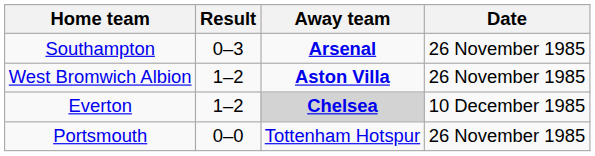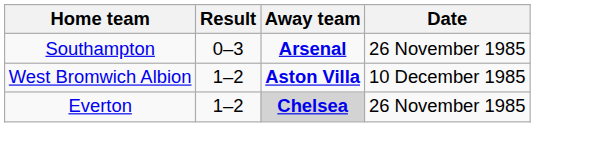(507, 77) 26 November 1985 -> (447, 77) 10 December 1985
(507, 106) 10 December 1985 -> (447, 106) 26 November 1985
- row: (100, 135)
